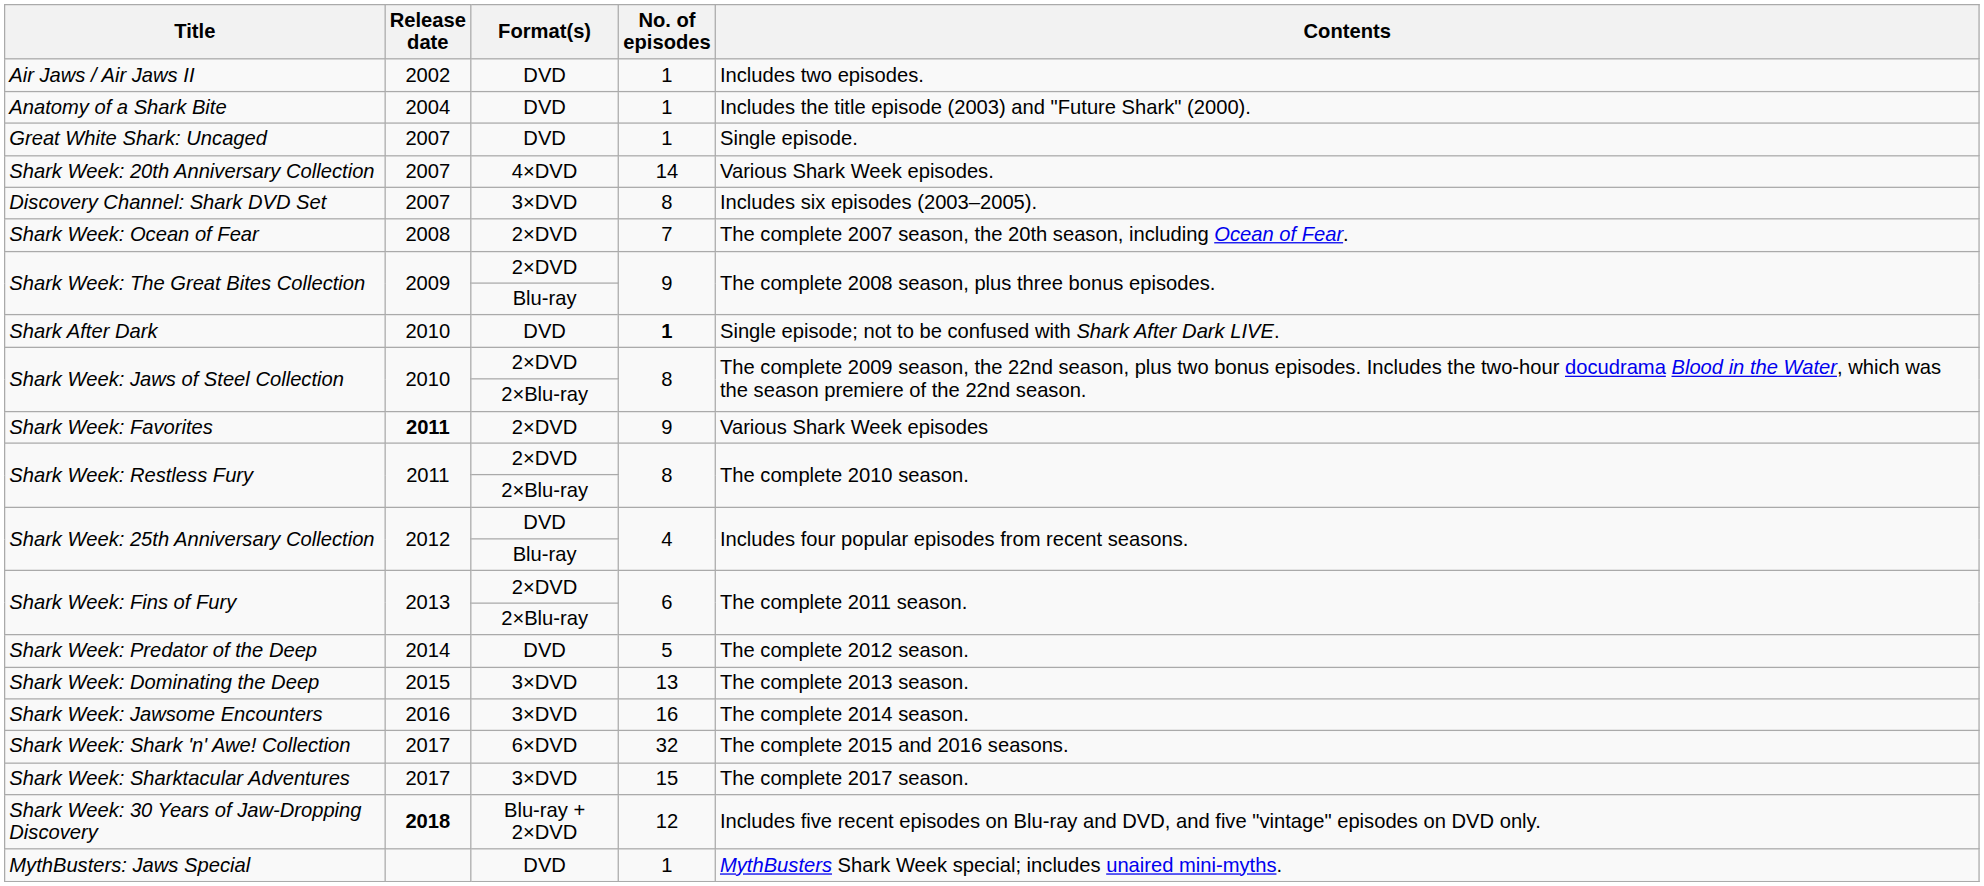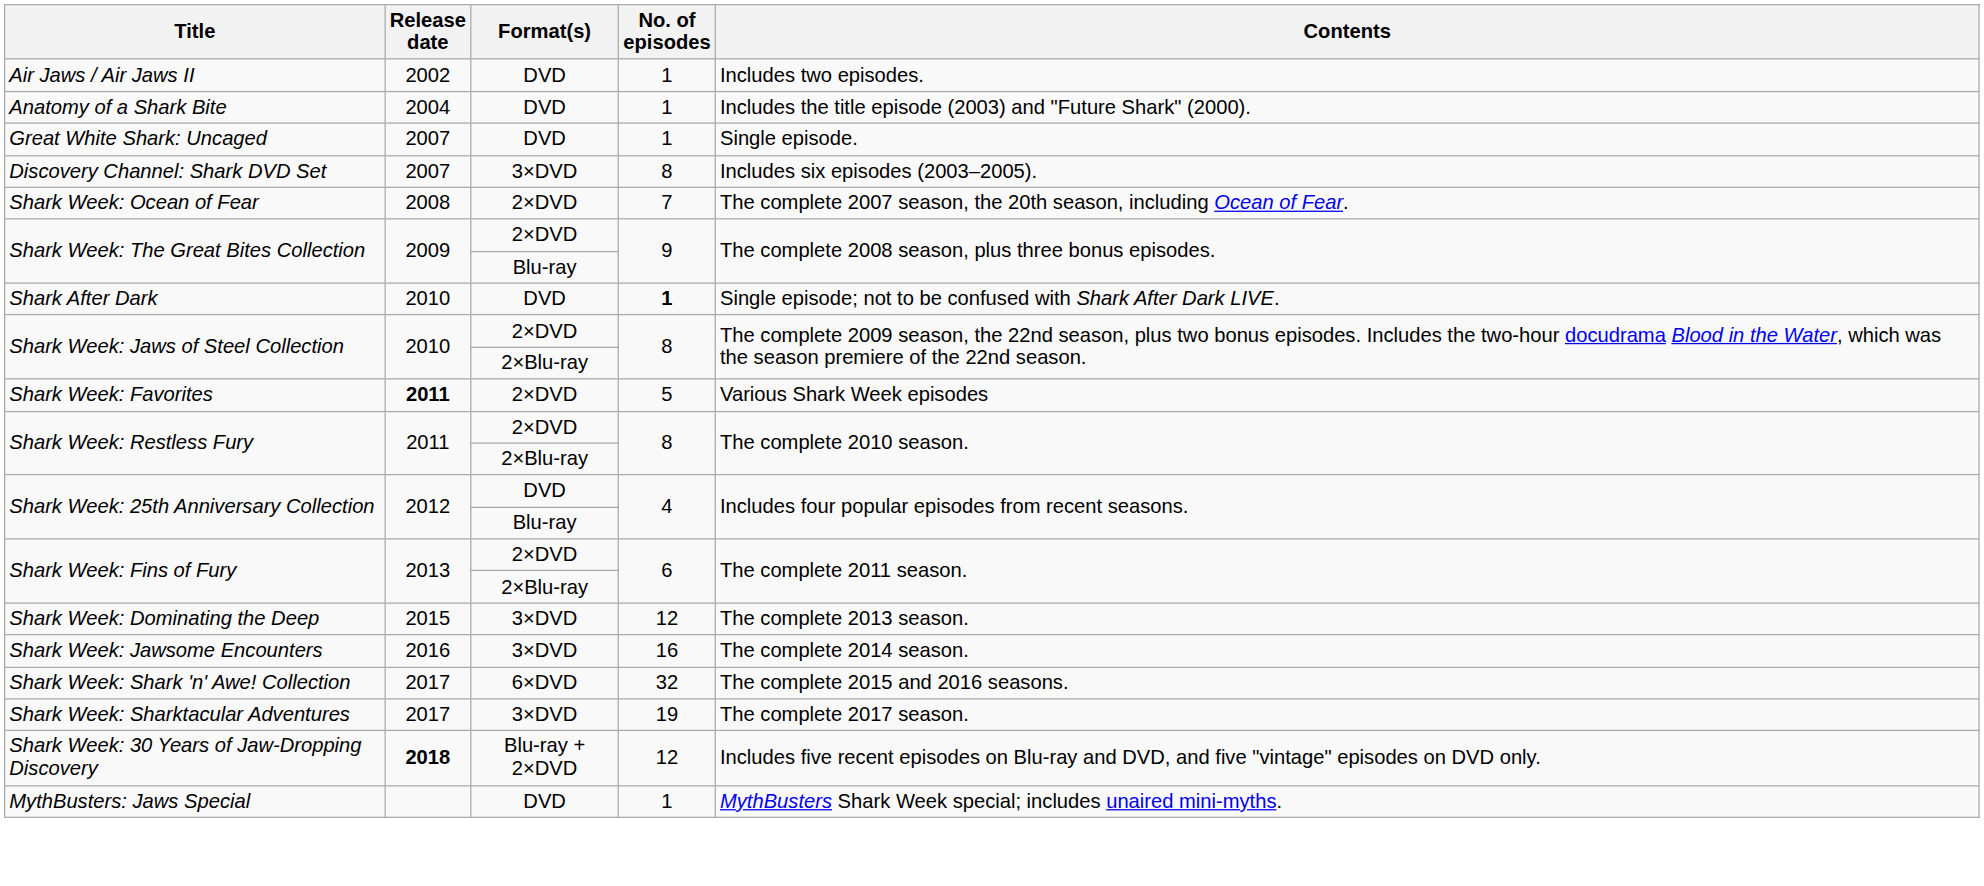- row: (192, 171)
(667, 426) 9 -> (667, 394) 5
- row: (163, 650)
(667, 682) 13 -> (667, 618) 12
(667, 778) 15 -> (667, 714) 19
